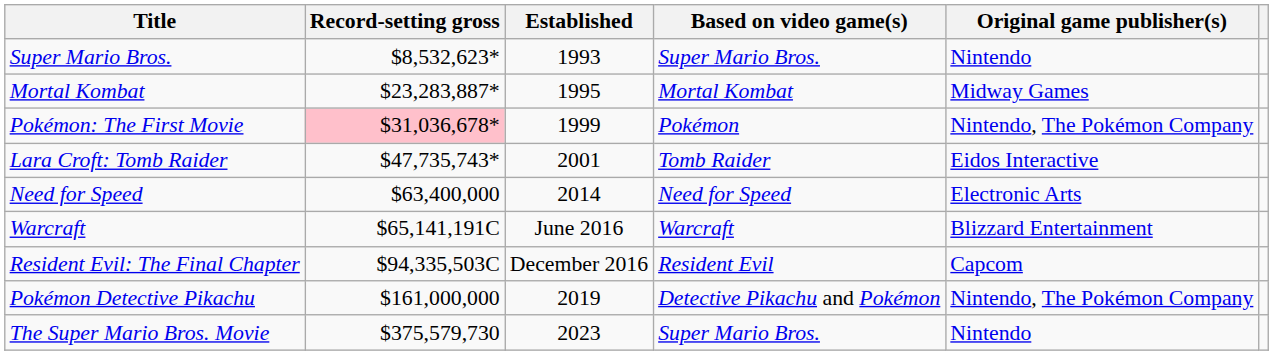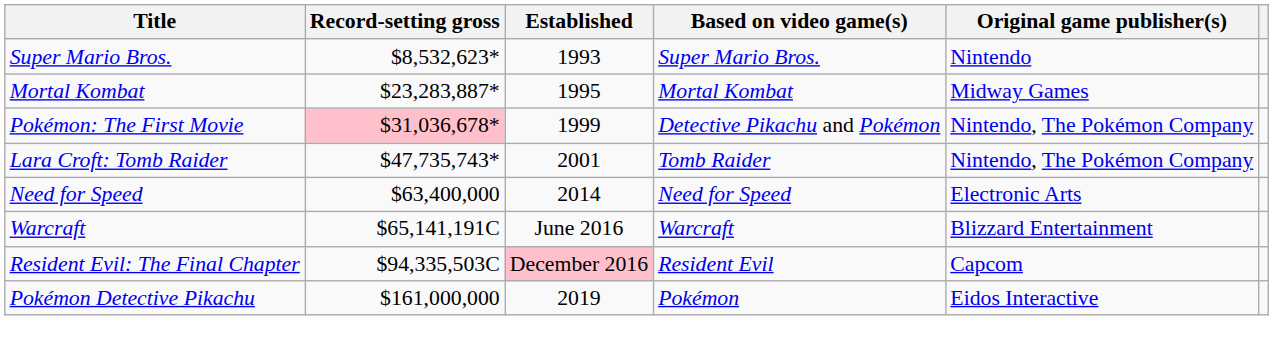(699, 125) Pokémon -> (799, 125) Detective Pikachu and Pokémon
(1024, 159) Eidos Interactive -> (1102, 159) Nintendo, The Pokémon Company
(579, 263) no background -> (579, 263) pink background
(799, 297) Detective Pikachu and Pokémon -> (699, 297) Pokémon
(1102, 297) Nintendo, The Pokémon Company -> (1024, 297) Eidos Interactive
- row: (139, 332)
